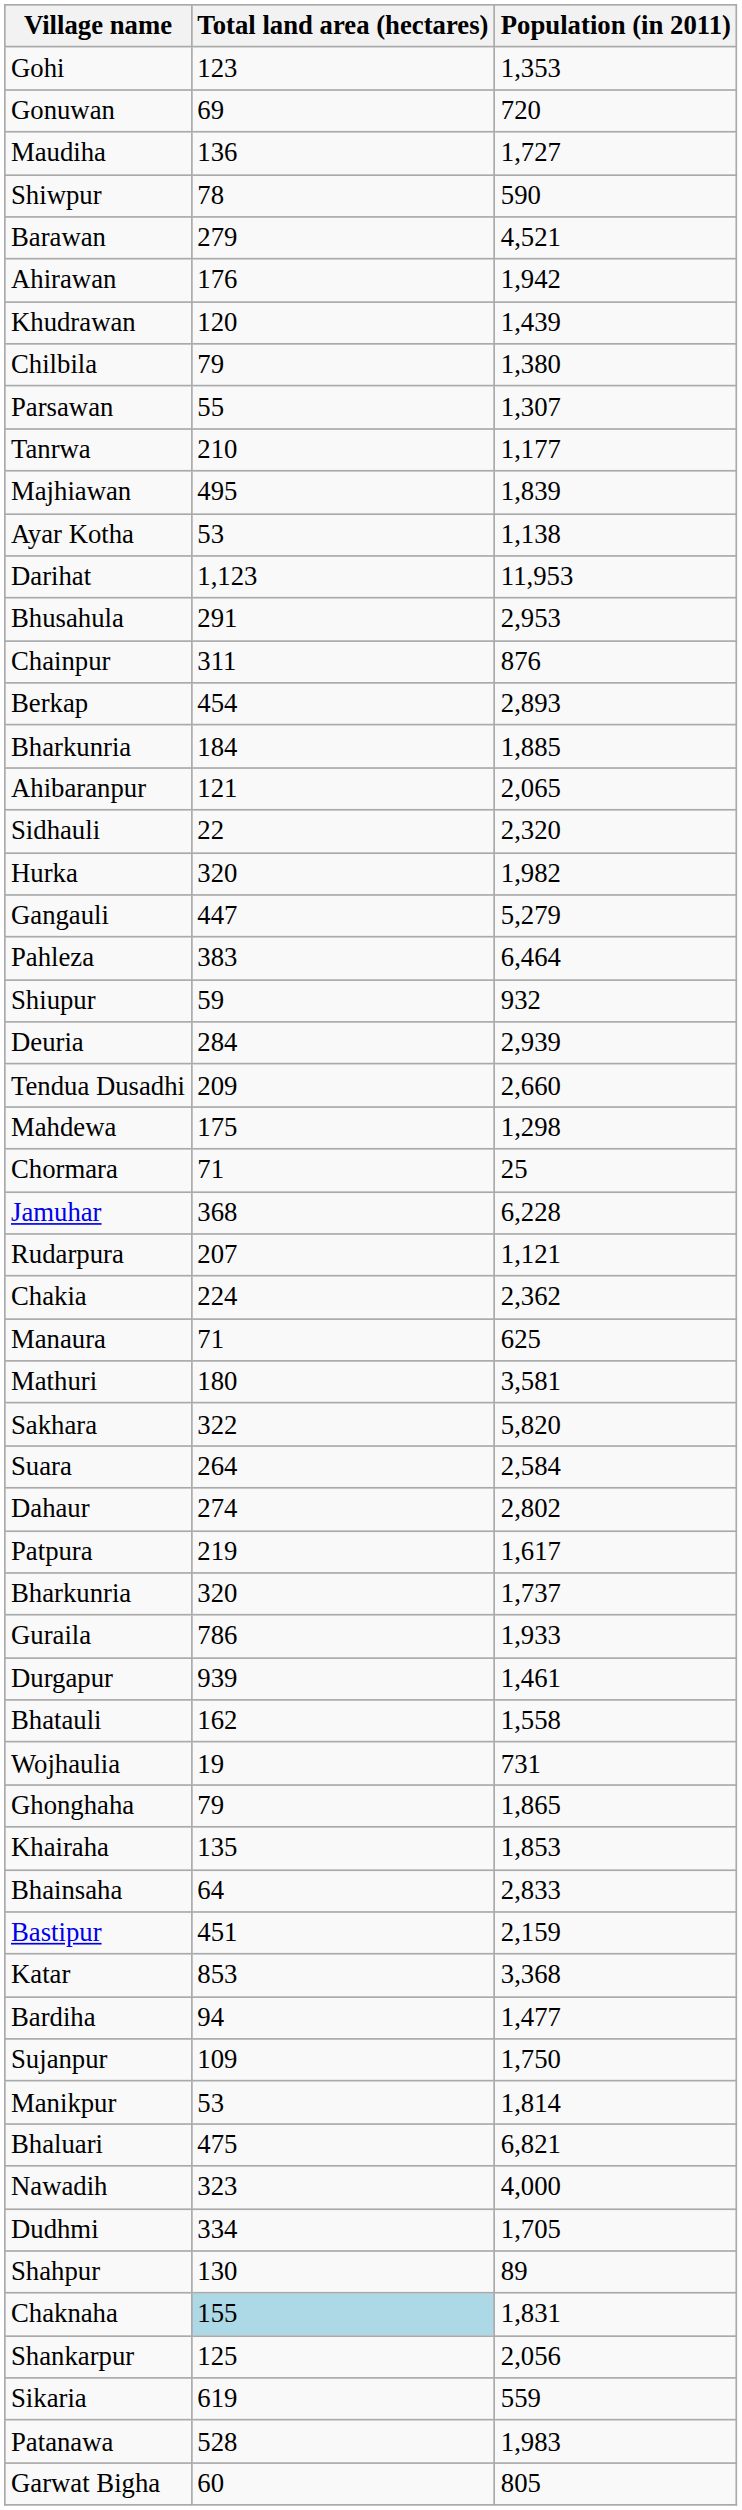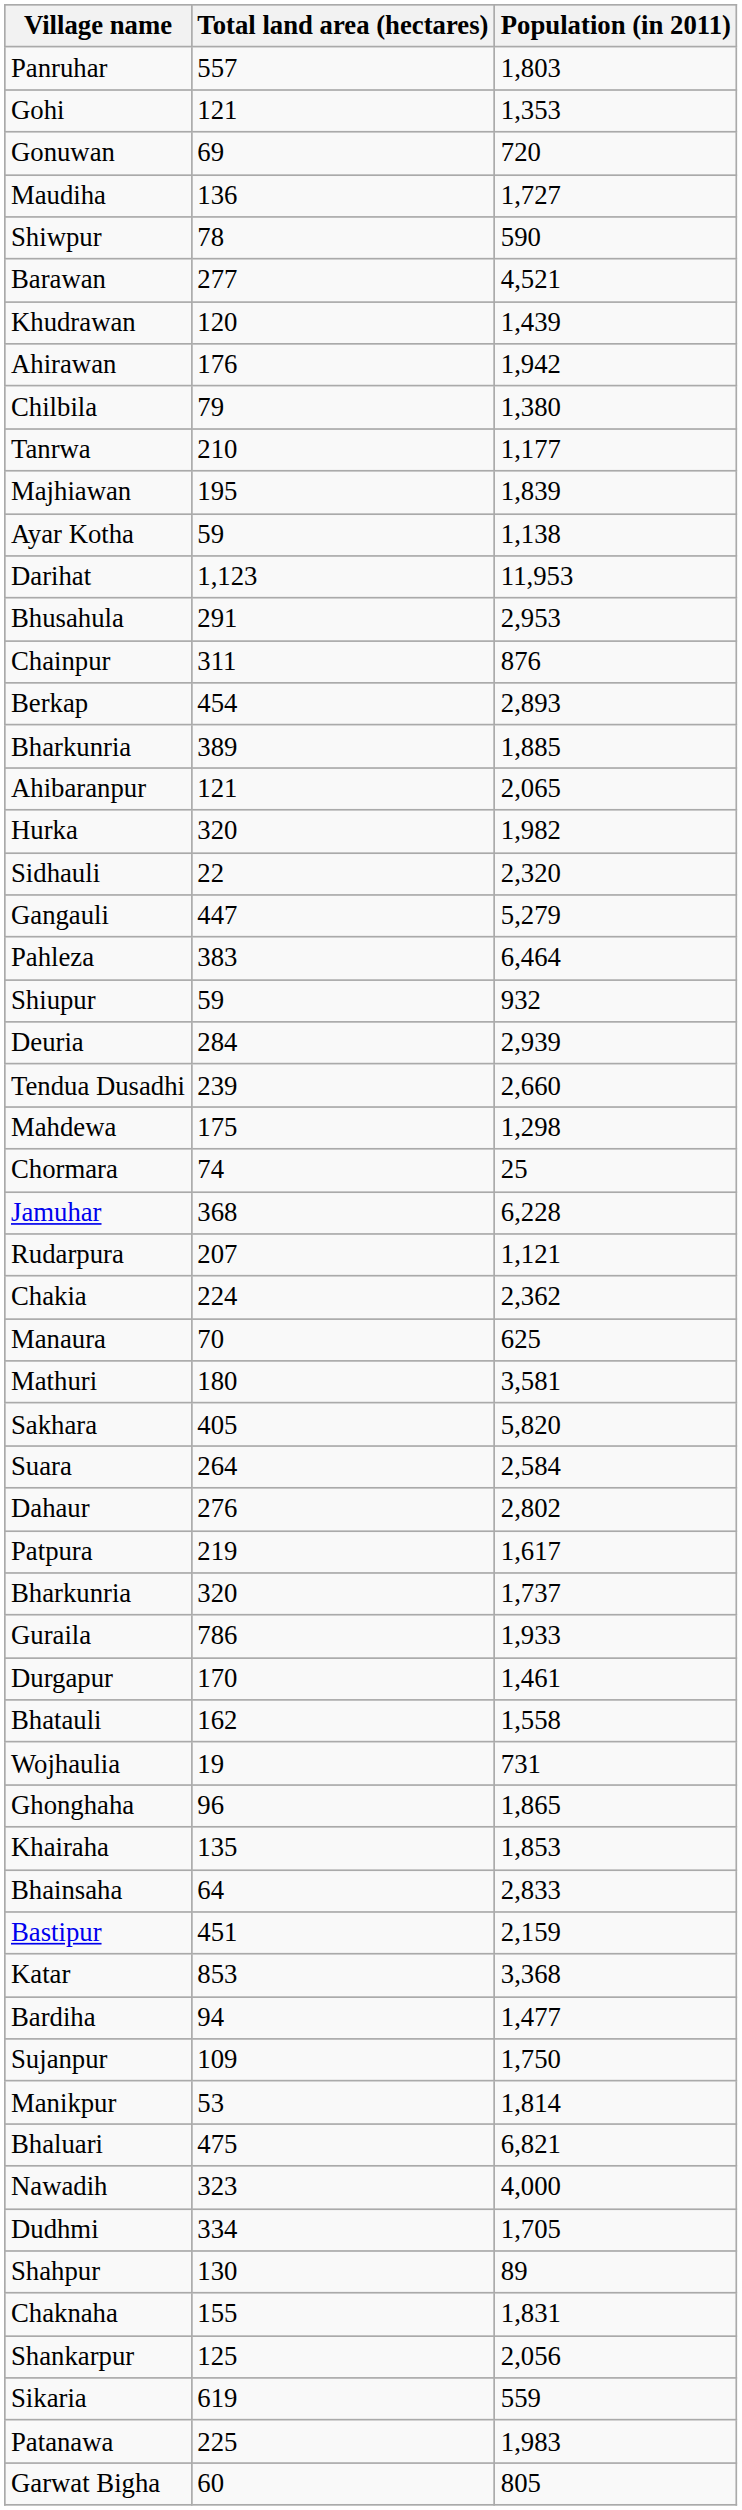+ row: (59, 68)
(217, 68) 123 -> (217, 110) 121
(217, 237) 279 -> (217, 279) 277
rows swapped: (64, 279) <-> (73, 322)
- row: (62, 407)
(217, 491) 495 -> (217, 491) 195
(211, 534) 53 -> (211, 534) 59
(217, 746) 184 -> (217, 746) 389
rows swapped: (44, 873) <-> (56, 830)
(217, 1085) 209 -> (217, 1085) 239
(211, 1169) 71 -> (211, 1169) 74
(211, 1339) 71 -> (211, 1339) 70
(217, 1424) 322 -> (217, 1424) 405
(217, 1508) 274 -> (217, 1508) 276
(217, 1678) 939 -> (217, 1678) 170
(211, 1805) 79 -> (211, 1805) 96
(217, 2314) lightblue background -> (217, 2314) no background
(217, 2441) 528 -> (217, 2441) 225
